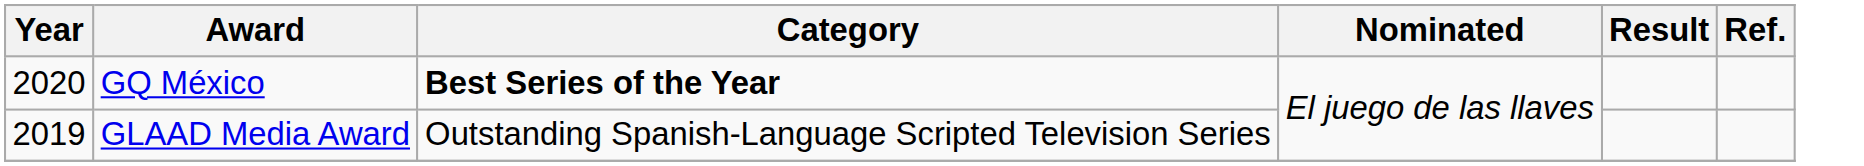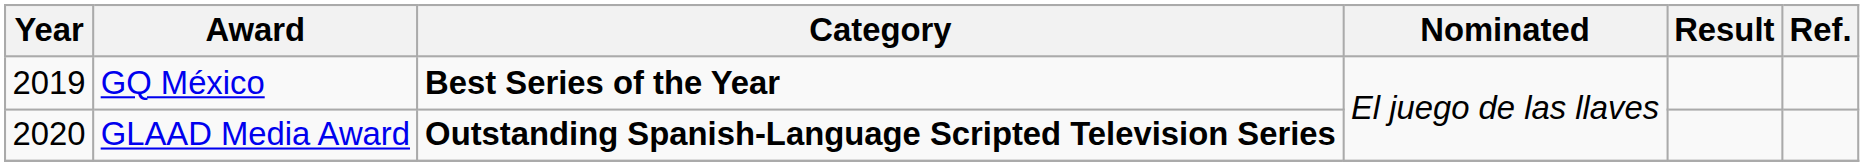(49, 82) 2020 -> (49, 82) 2019
(49, 134) 2019 -> (49, 134) 2020
(848, 134) normal -> (880, 134) bold
